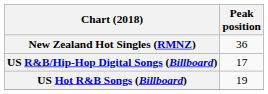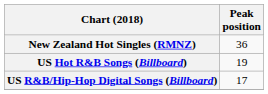rows swapped: (112, 80) <-> (112, 62)
